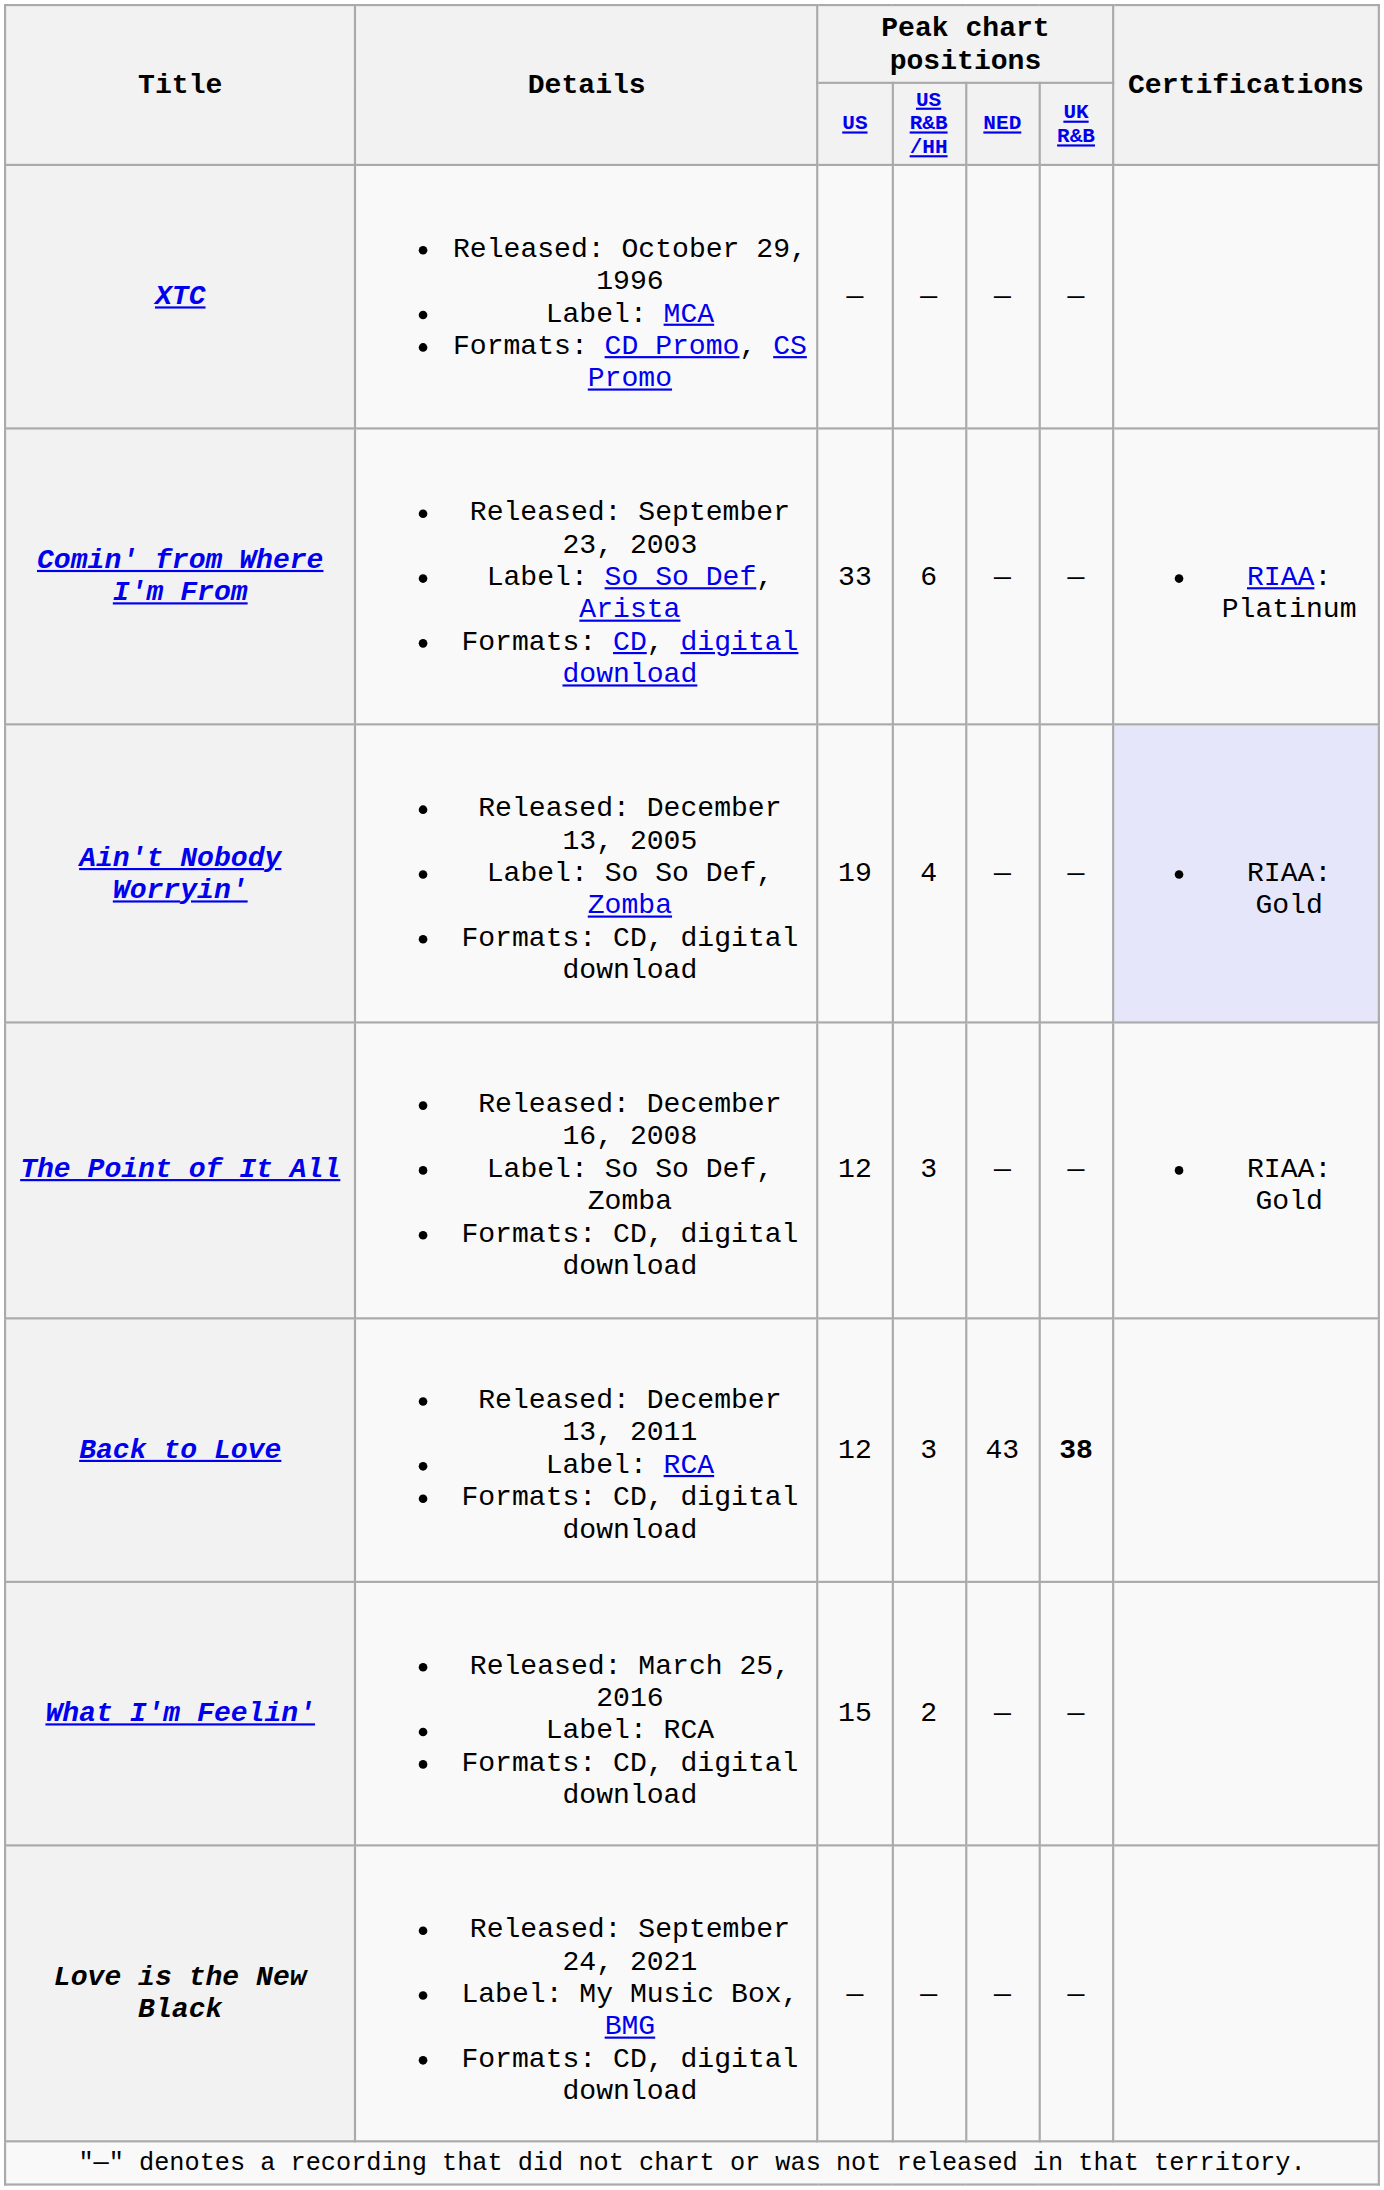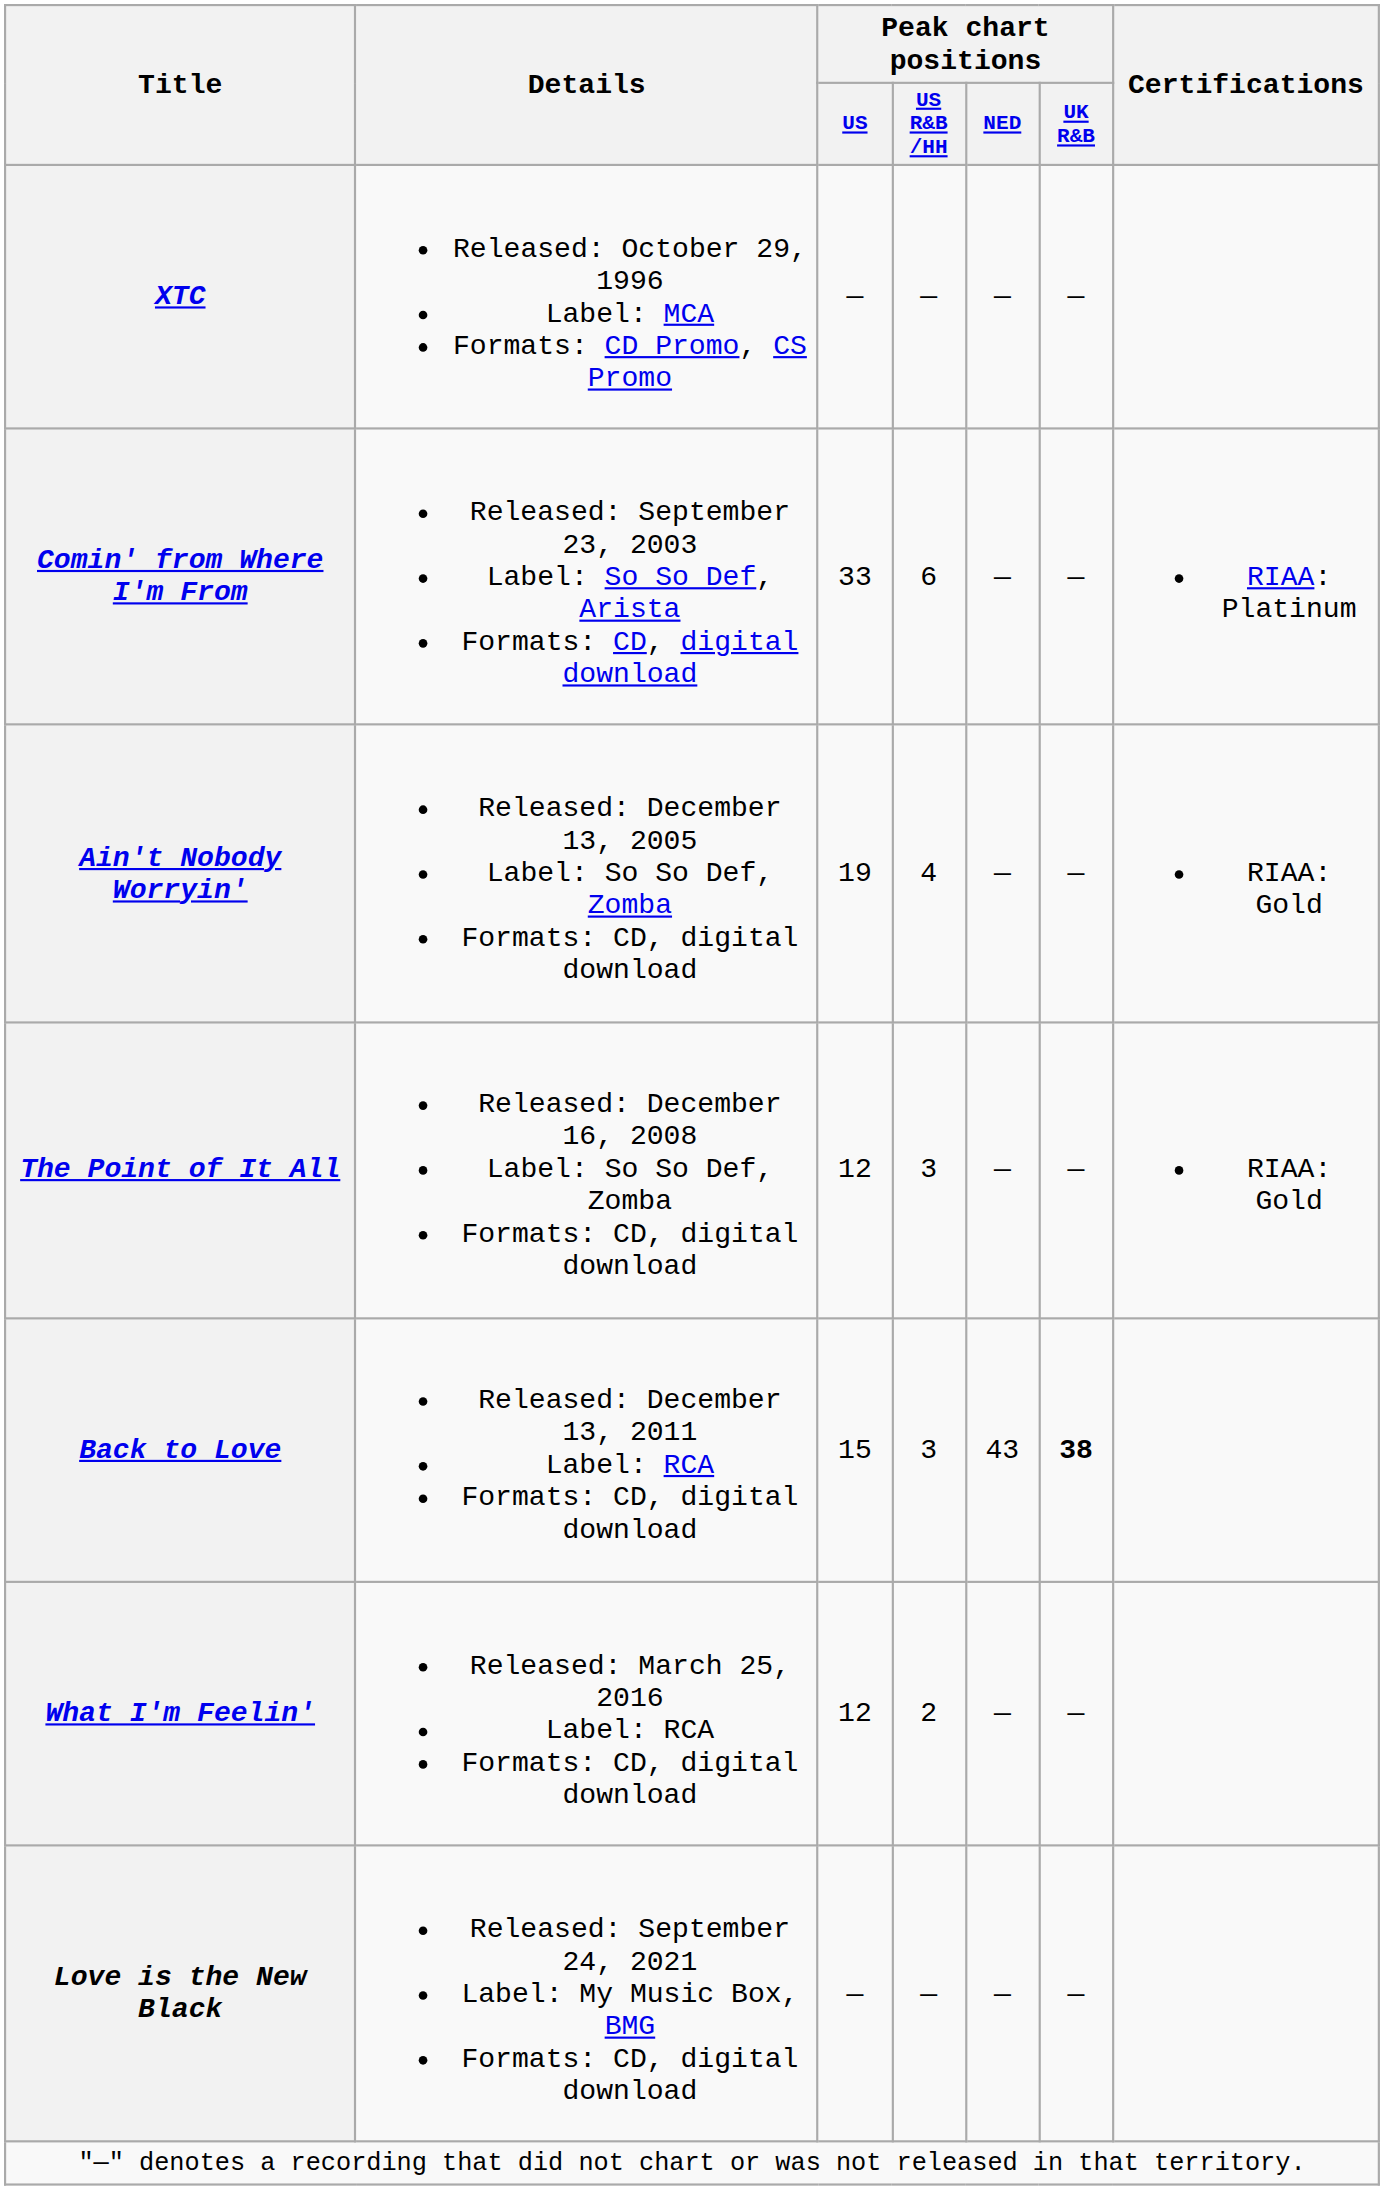(1246, 890) lavender background -> (1246, 890) no background
(855, 1450) 12 -> (855, 1450) 15
(855, 1714) 15 -> (855, 1714) 12
